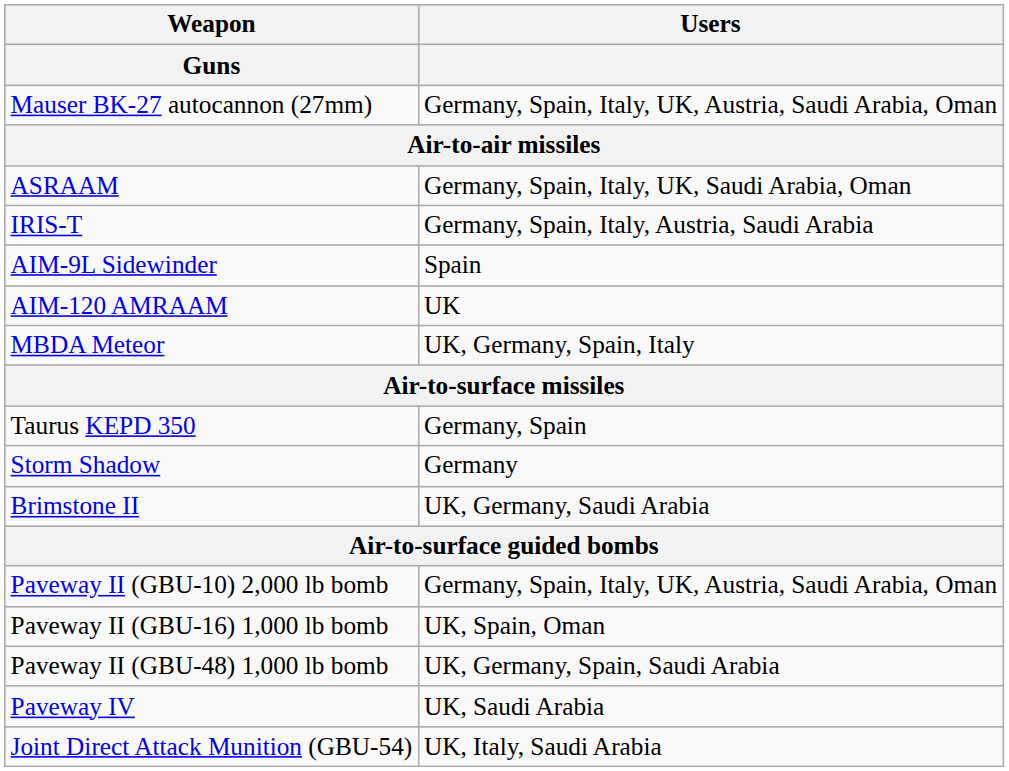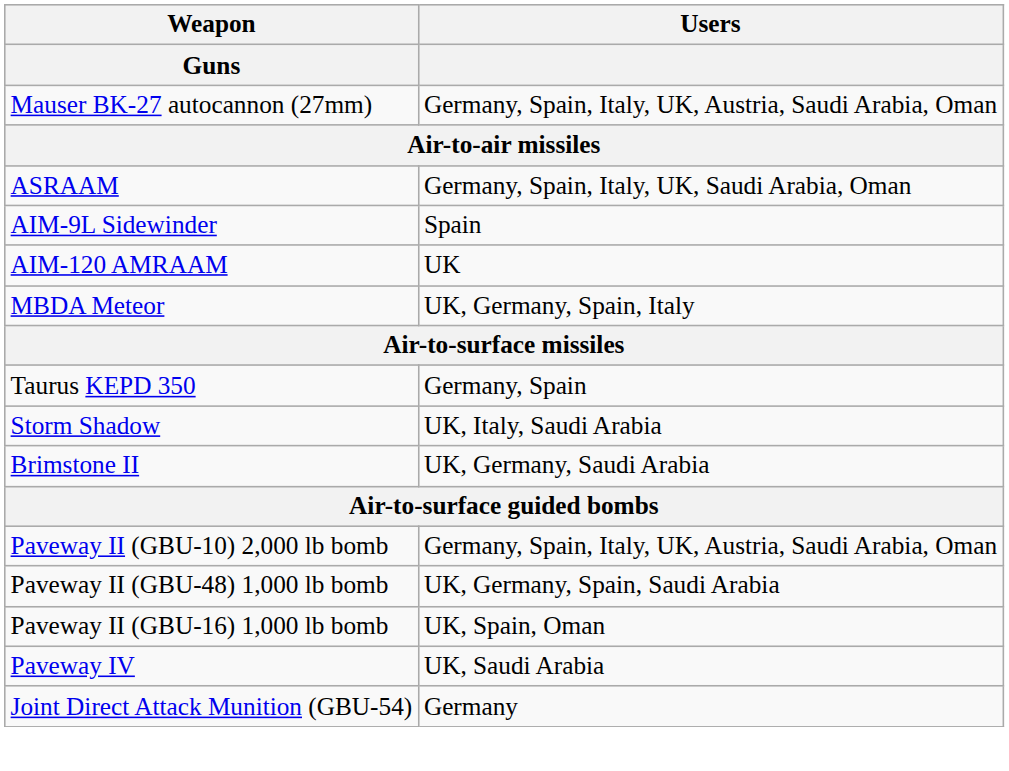- row: (46, 225)
(471, 465) Germany -> (543, 425) UK, Italy, Saudi Arabia
rows swapped: (199, 625) <-> (199, 666)
(543, 746) UK, Italy, Saudi Arabia -> (471, 706) Germany
